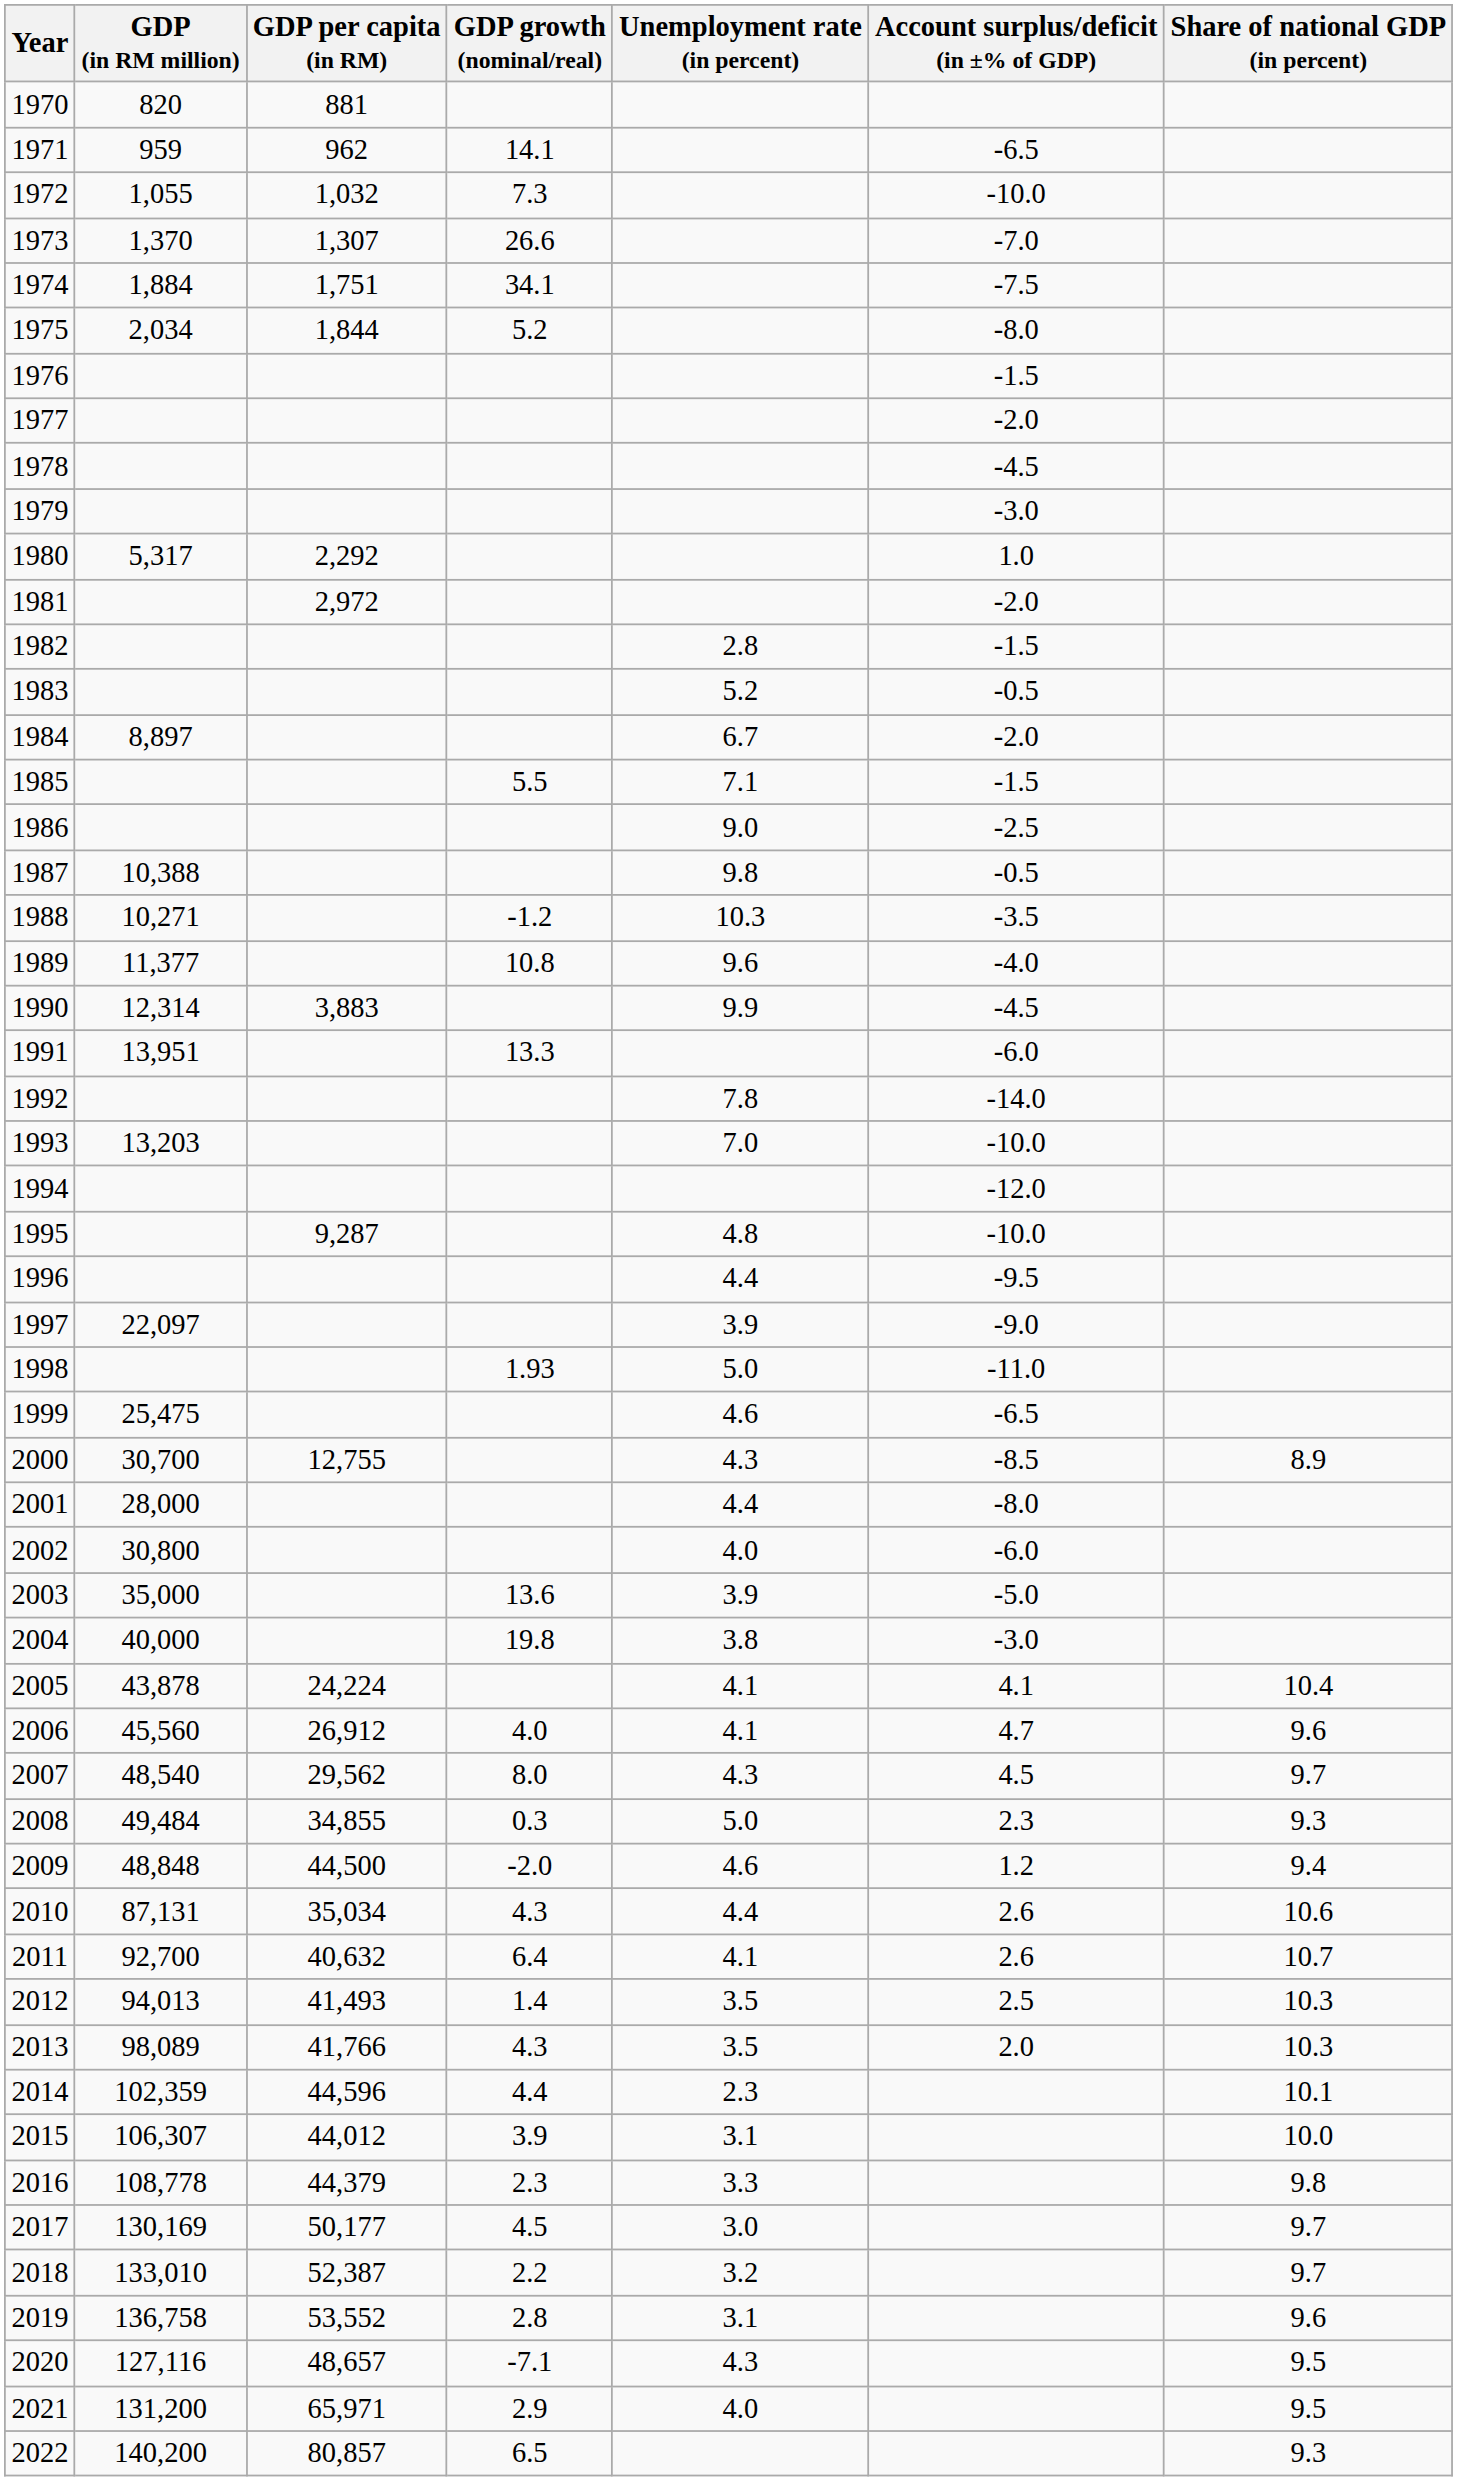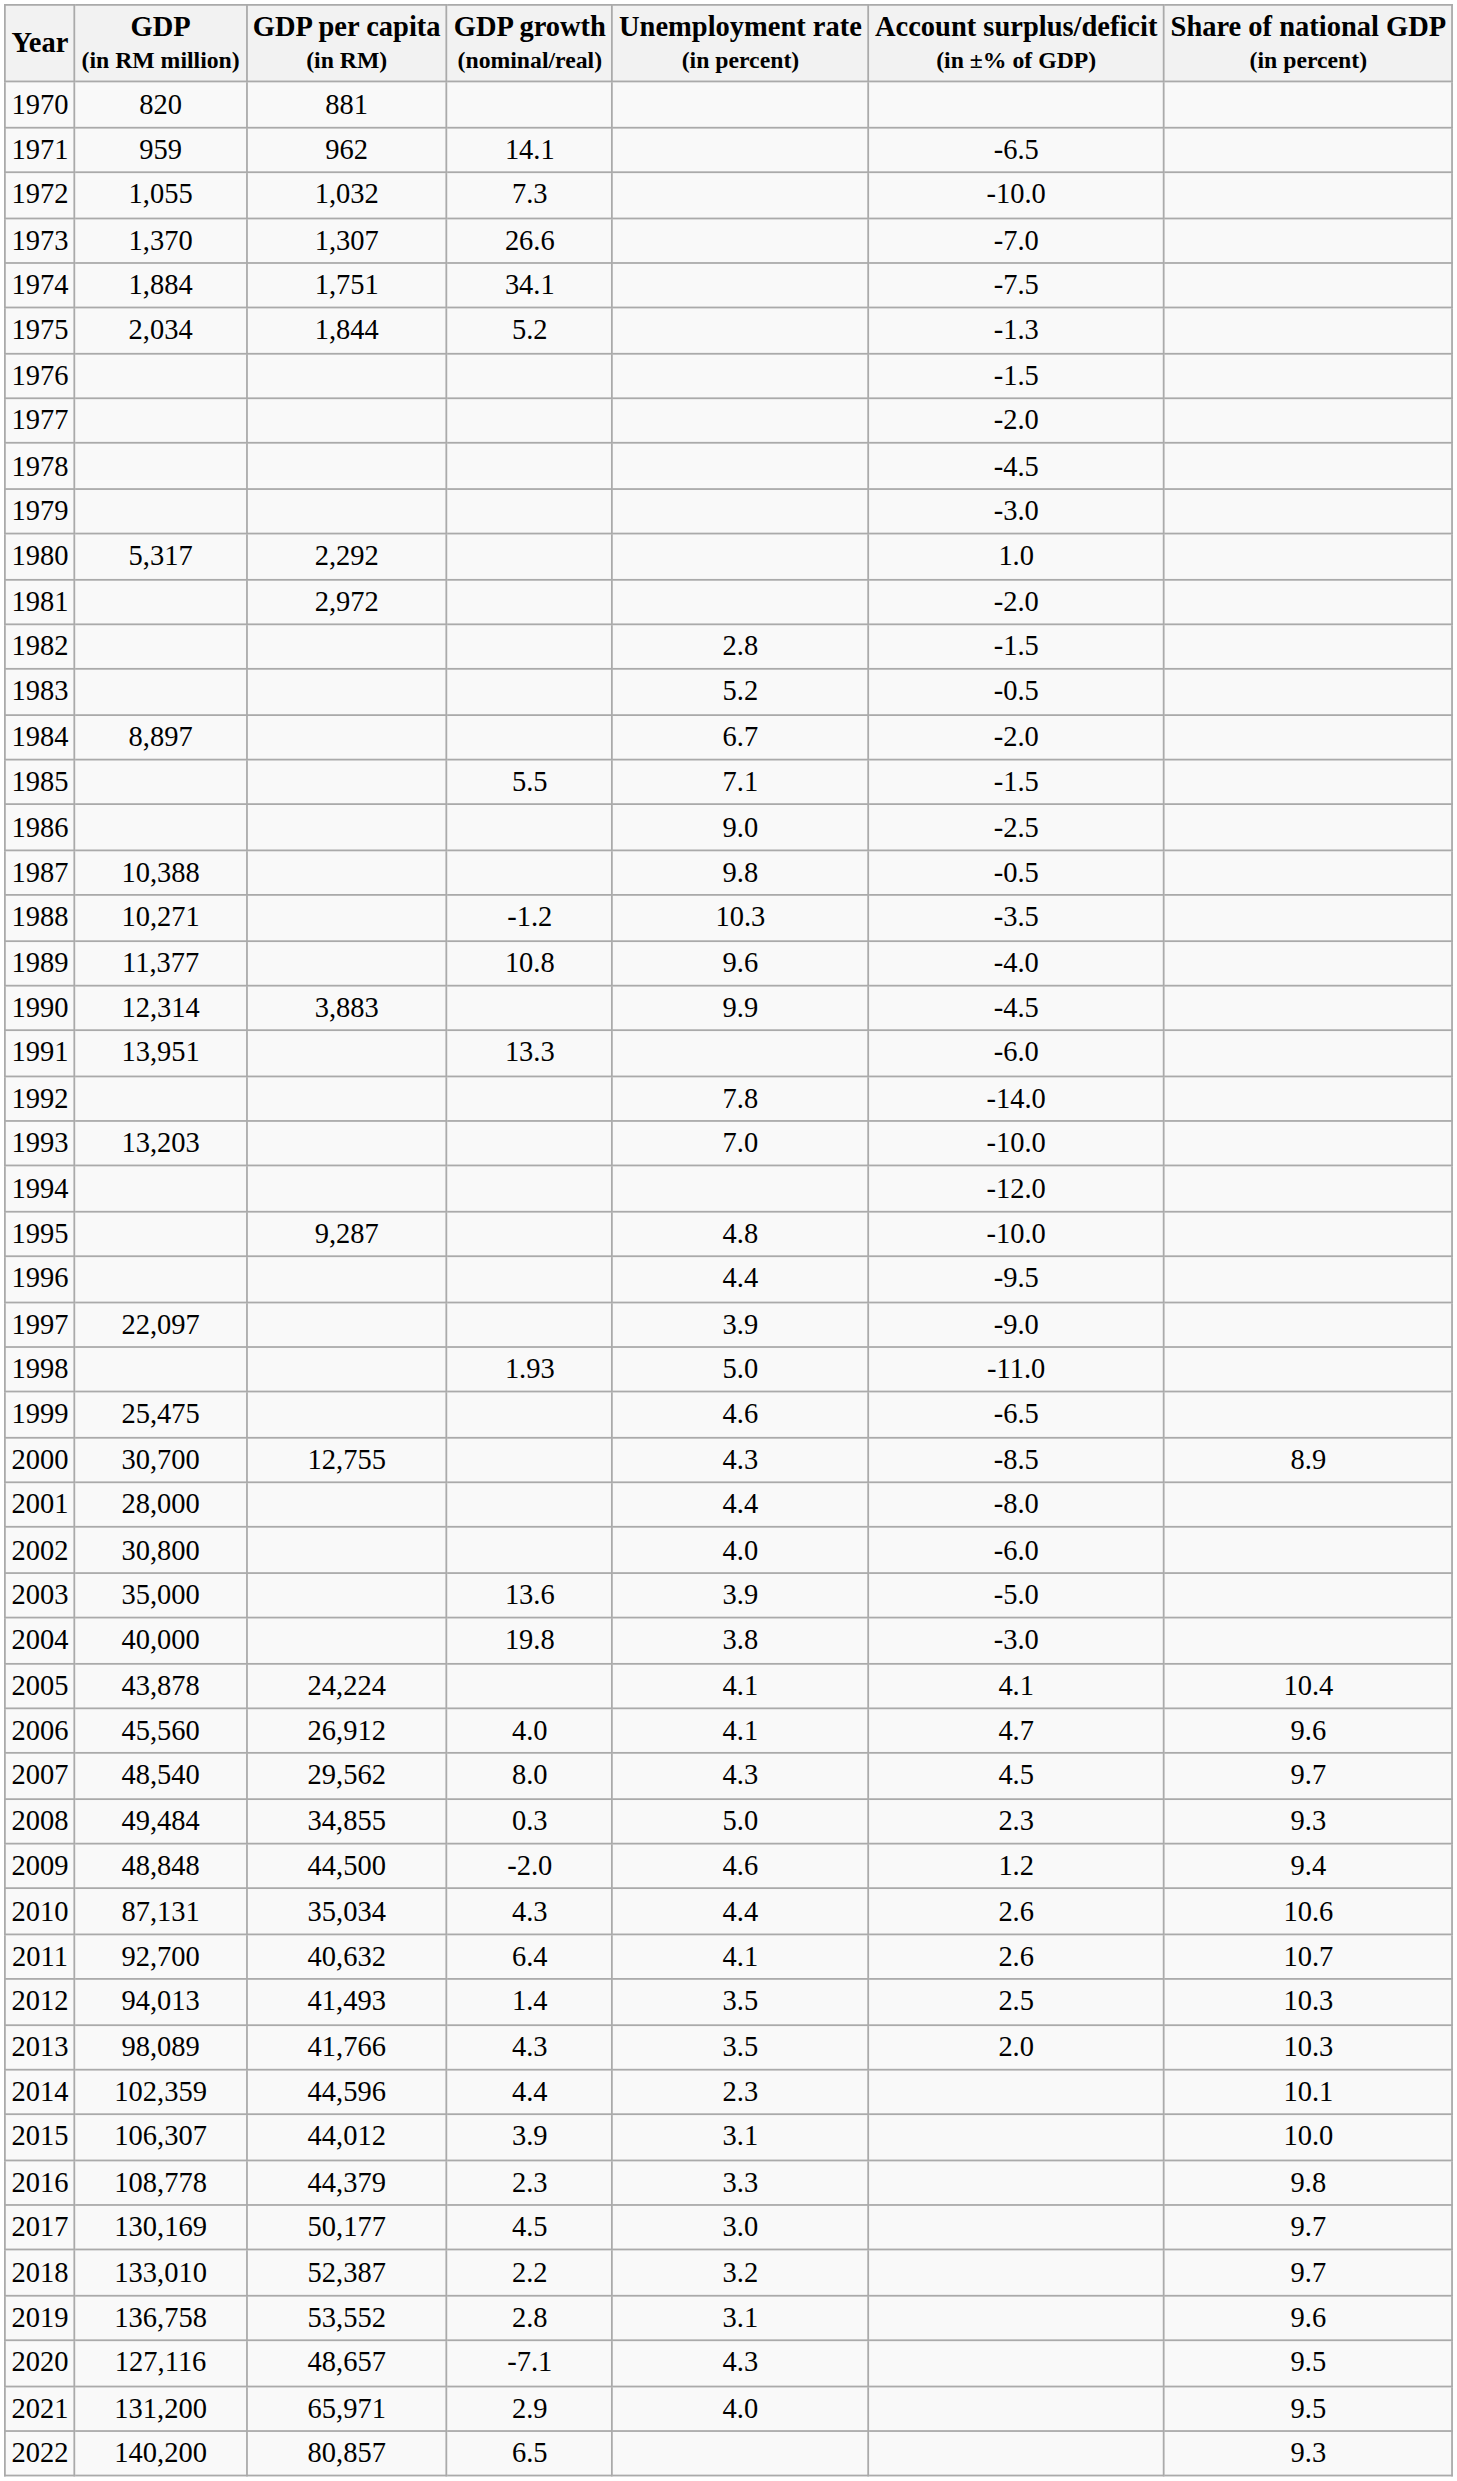(1016, 330) -8.0 -> (1016, 330) -1.3
